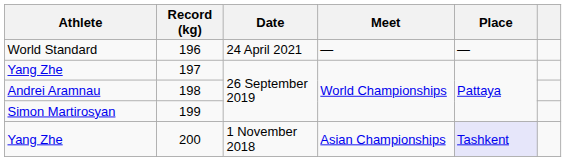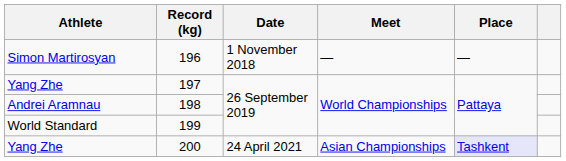(52, 50) World Standard -> (61, 57) Simon Martirosyan
(264, 50) 24 April 2021 -> (262, 57) 1 November 2018
(61, 111) Simon Martirosyan -> (52, 126) World Standard
(262, 139) 1 November 2018 -> (264, 146) 24 April 2021
